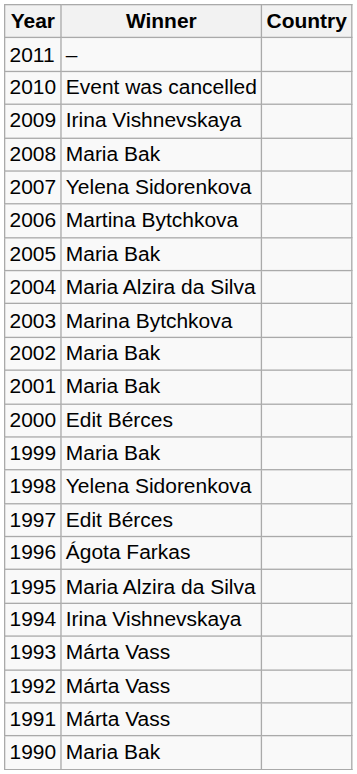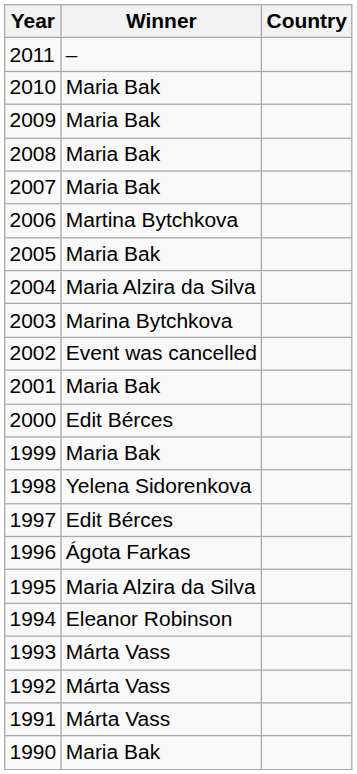(161, 87) Event was cancelled -> (113, 87) Maria Bak
(154, 120) Irina Vishnevskaya -> (113, 120) Maria Bak
(159, 187) Yelena Sidorenkova -> (113, 187) Maria Bak
(113, 353) Maria Bak -> (161, 353) Event was cancelled
(154, 619) Irina Vishnevskaya -> (149, 619) Eleanor Robinson
